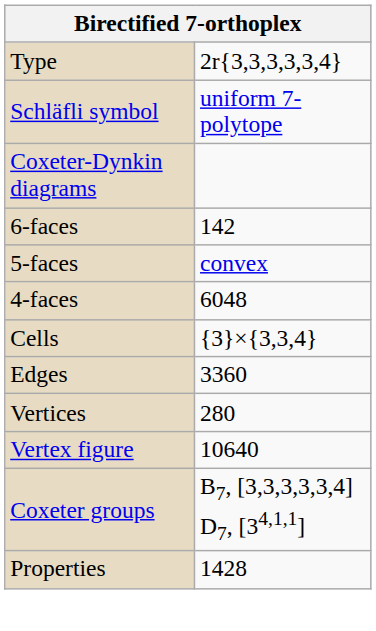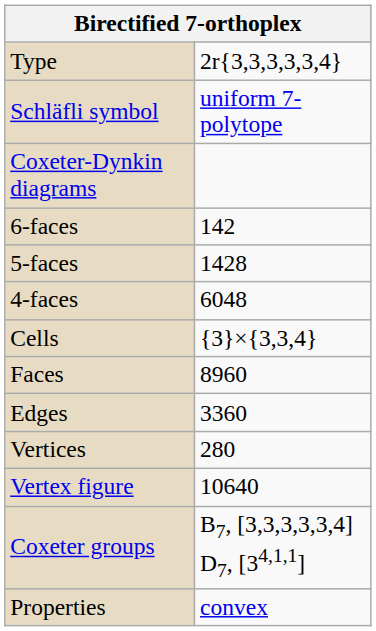(234, 263) convex -> (224, 263) 1428
+ row: (37, 375)
(224, 569) 1428 -> (234, 606) convex
